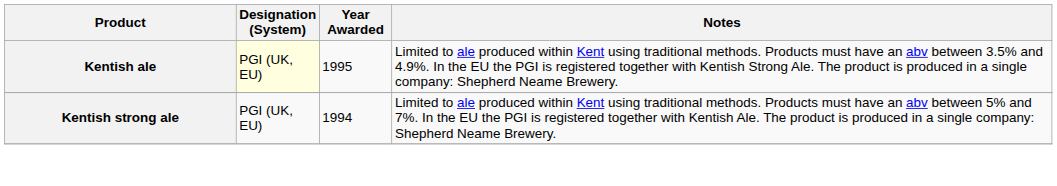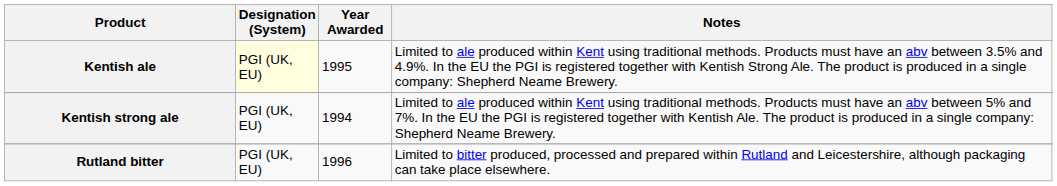+ row: (120, 162)
